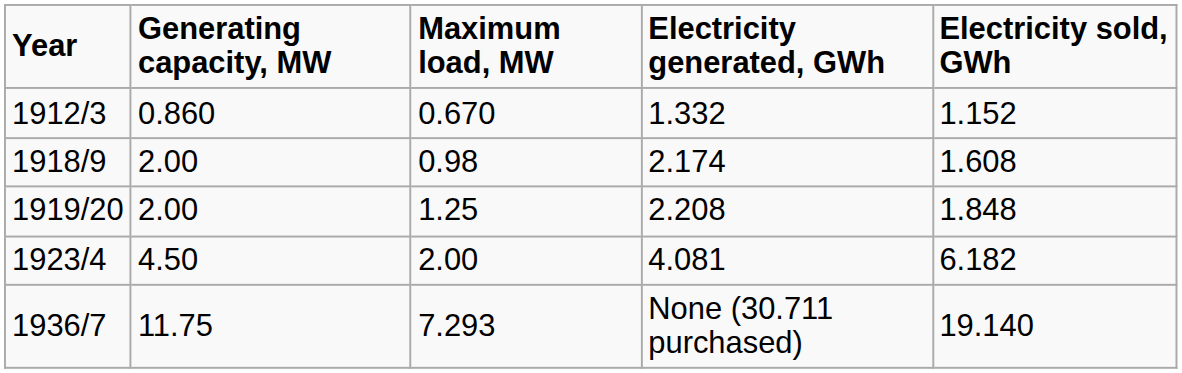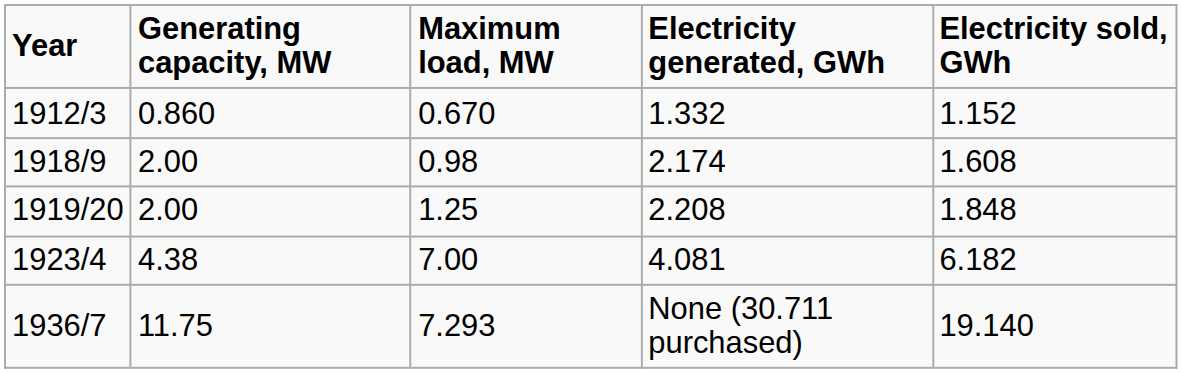(168, 259) 4.50 -> (168, 259) 4.38
(448, 259) 2.00 -> (448, 259) 7.00
